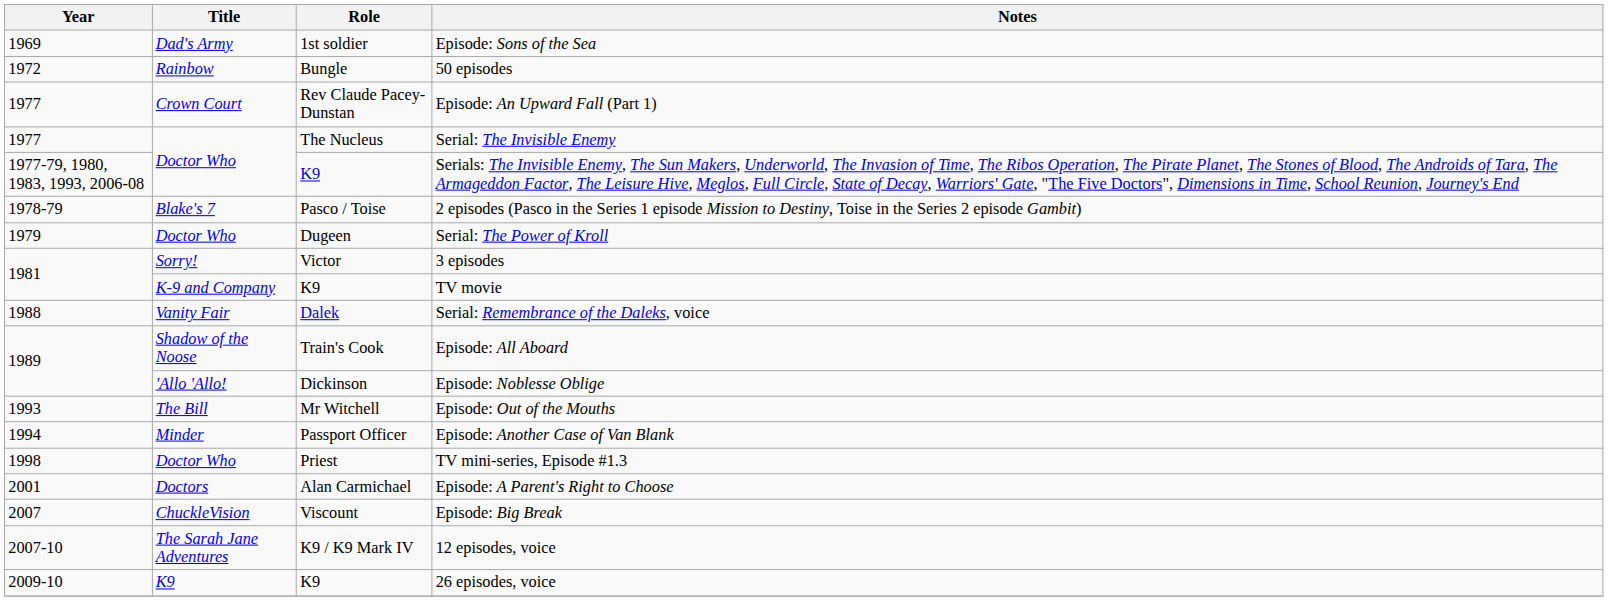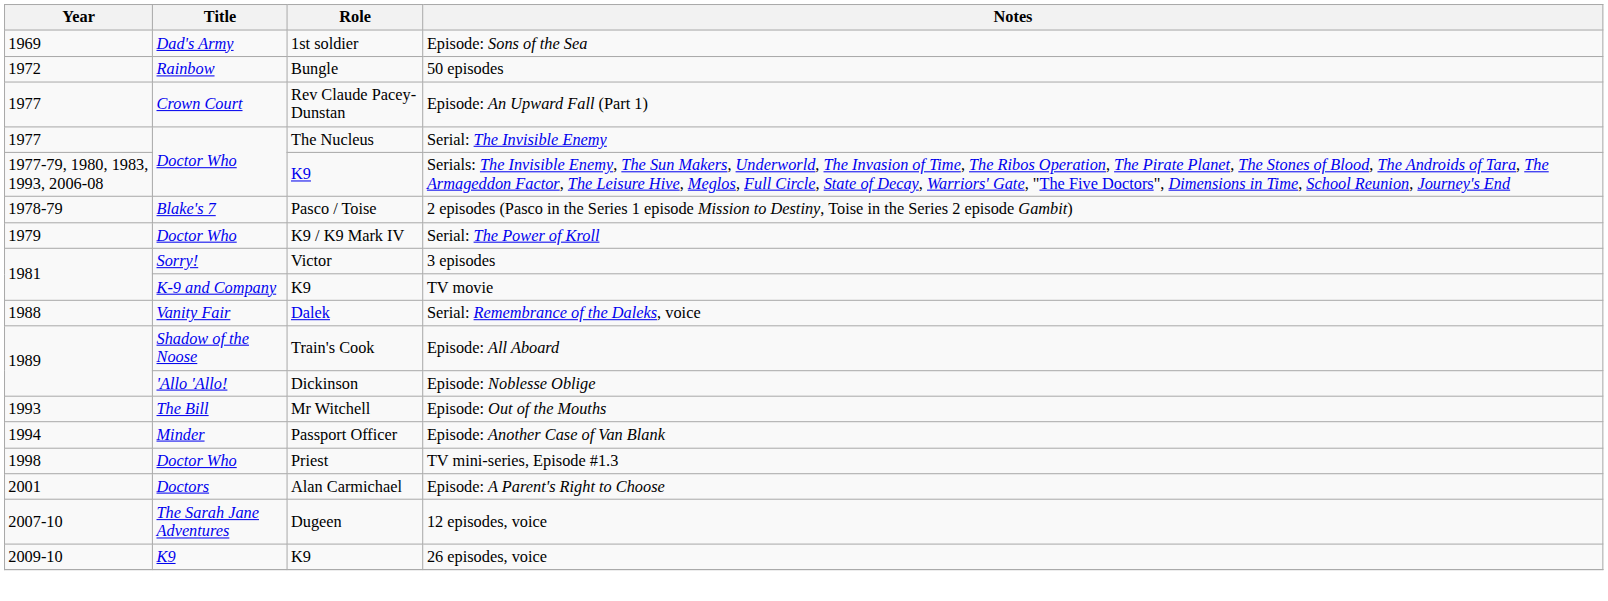(326, 235) Dugeen -> (348, 235) K9 / K9 Mark IV
- row: (499, 512)
(357, 547) K9 / K9 Mark IV -> (316, 521) Dugeen
